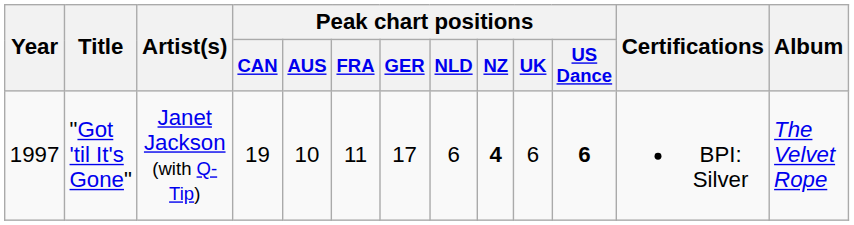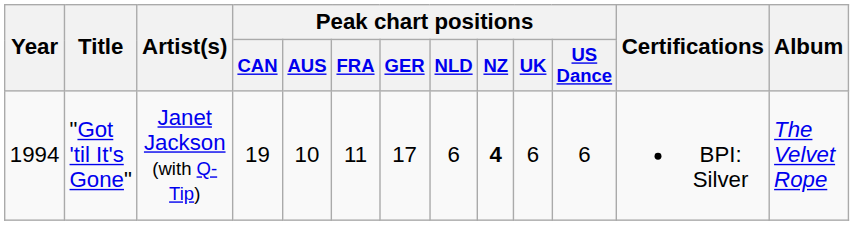(35, 155) 1997 -> (35, 155) 1994
(584, 155) bold -> (584, 155) normal
